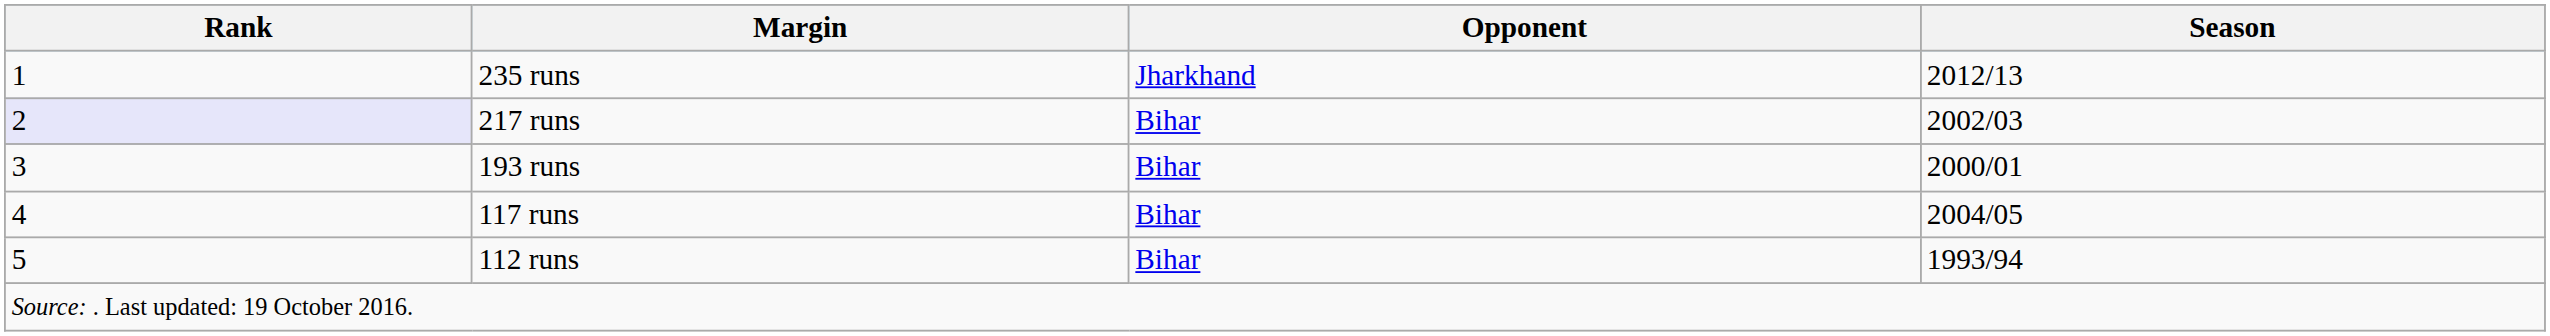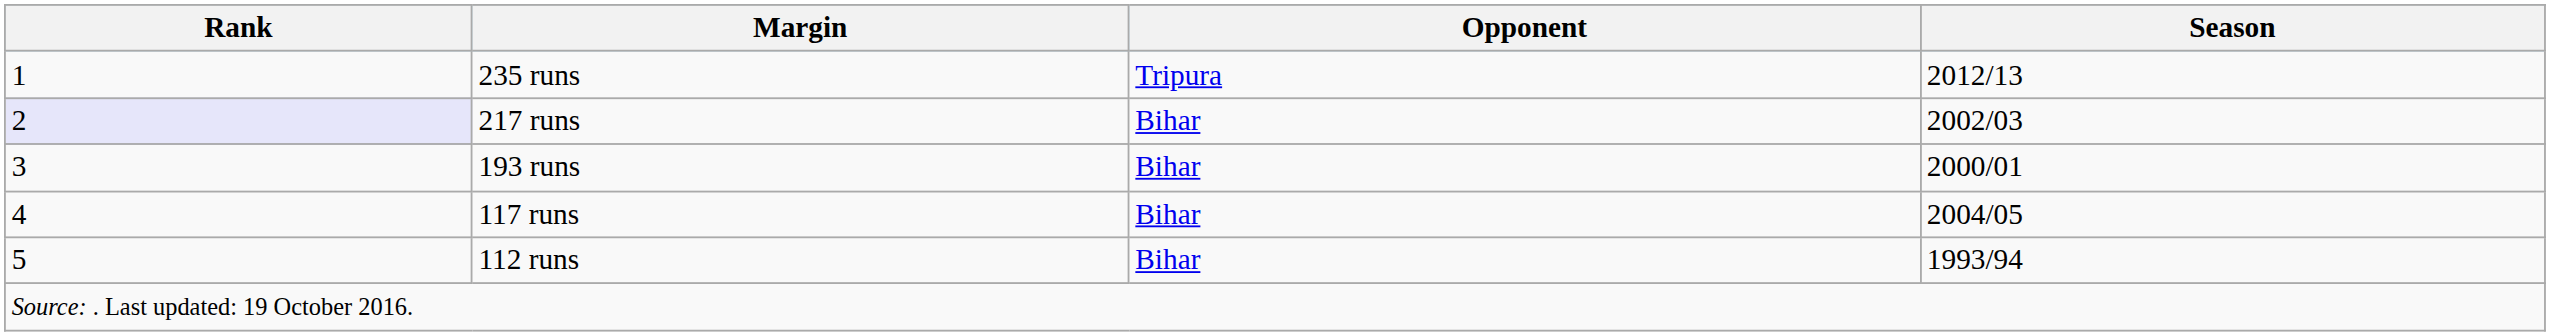(1196, 74) Jharkhand -> (1179, 74) Tripura
